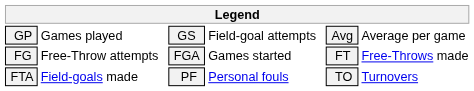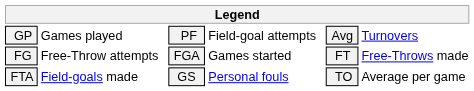(185, 35) GS -> (184, 35) PF
(413, 35) Average per game -> (390, 35) Turnovers
(184, 77) PF -> (185, 77) GS
(390, 77) Turnovers -> (413, 77) Average per game
